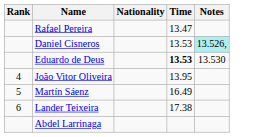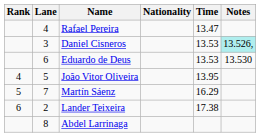+ column: (46, 12)
(181, 60) bold -> (207, 60) normal
(181, 92) 16.49 -> (207, 92) 16.29
